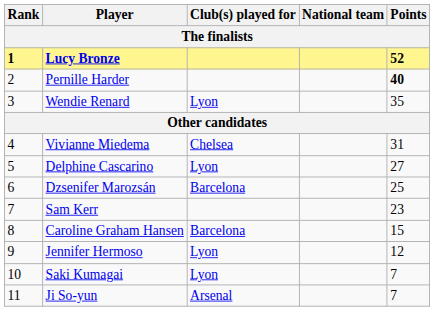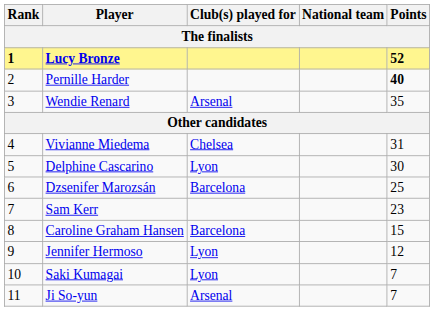(204, 101) Lyon -> (211, 101) Arsenal
(397, 166) 27 -> (397, 166) 30
